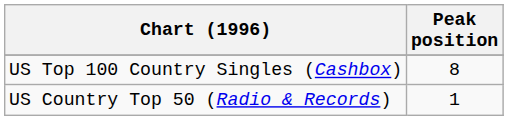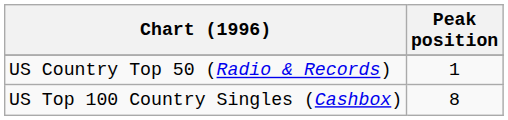rows swapped: (200, 100) <-> (206, 70)
